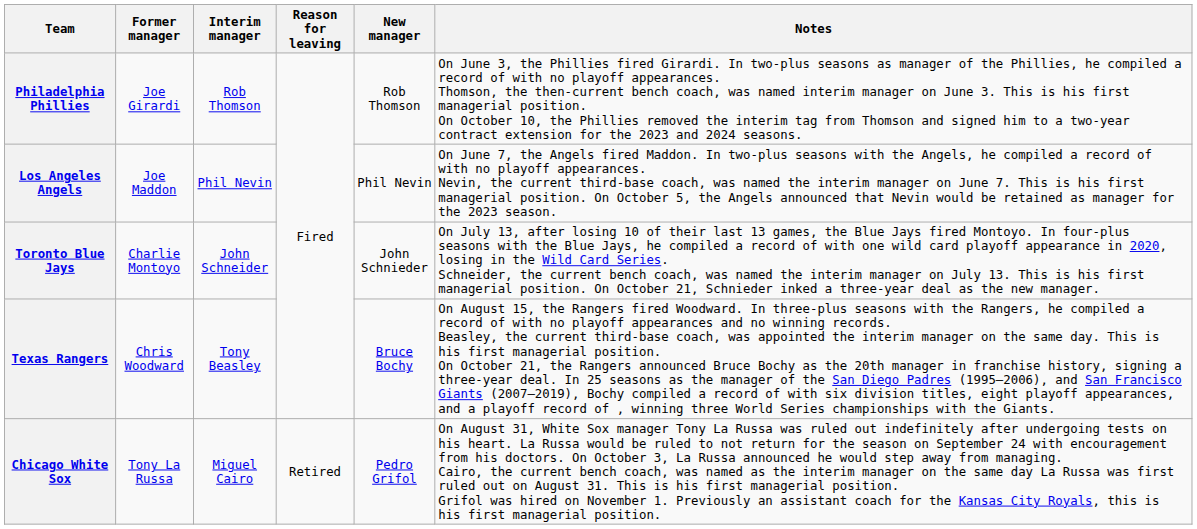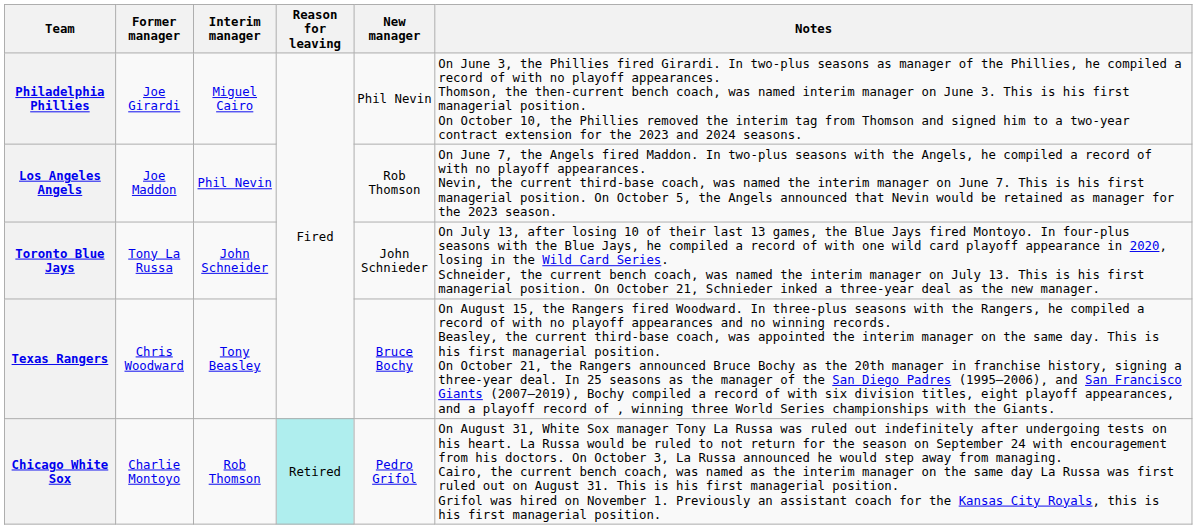(235, 99) Rob Thomson -> (235, 99) Miguel Cairo
(394, 99) Rob Thomson -> (394, 99) Phil Nevin
(394, 183) Phil Nevin -> (394, 183) Rob Thomson
(154, 260) Charlie Montoyo -> (154, 260) Tony La Russa
(154, 471) Tony La Russa -> (154, 471) Charlie Montoyo
(235, 471) Miguel Cairo -> (235, 471) Rob Thomson
(315, 471) no background -> (315, 471) paleturquoise background
